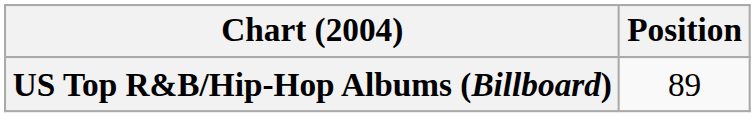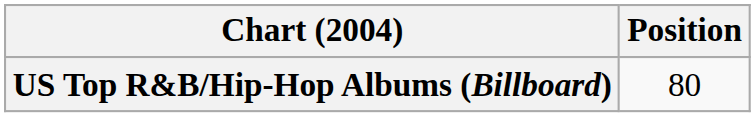(685, 83) 89 -> (685, 83) 80
